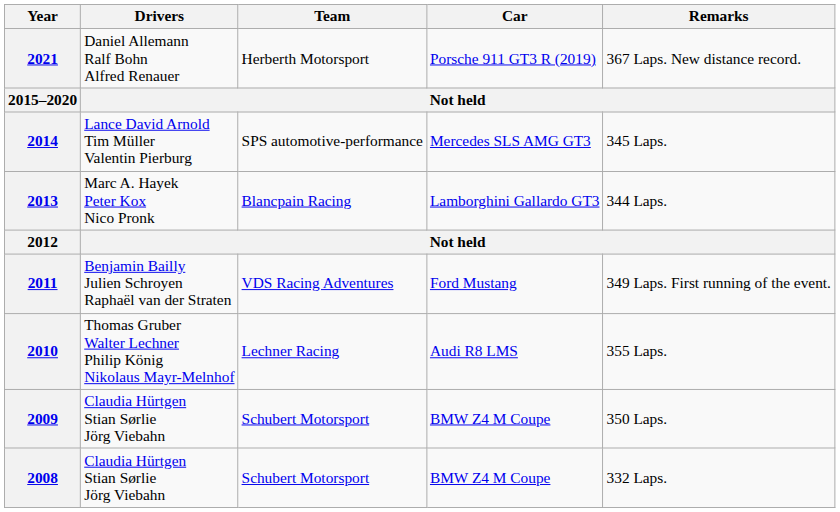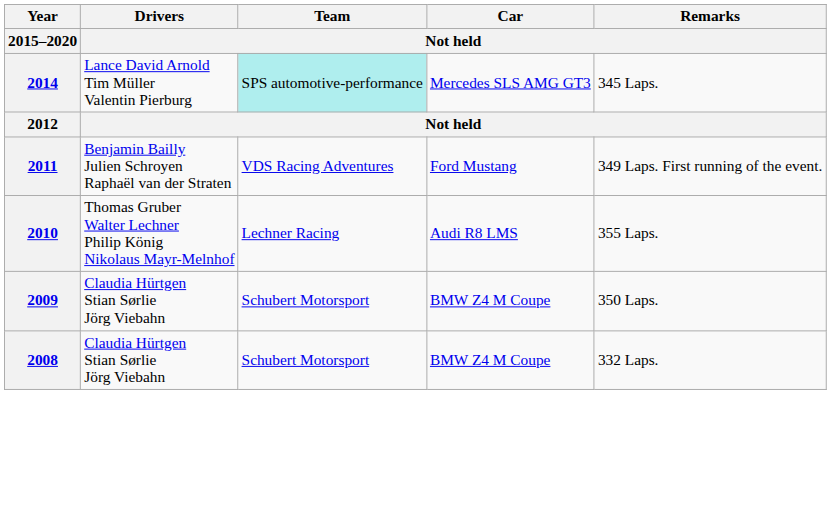- row: (43, 58)
(332, 141) no background -> (332, 82) paleturquoise background
- row: (43, 200)
